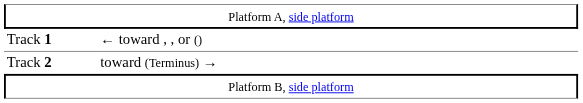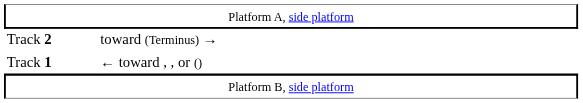rows swapped: (29, 39) <-> (29, 62)
